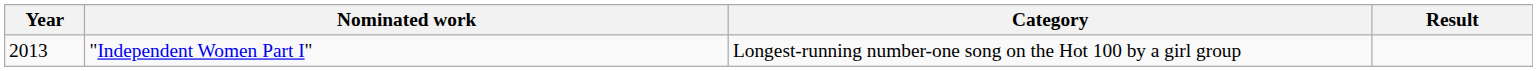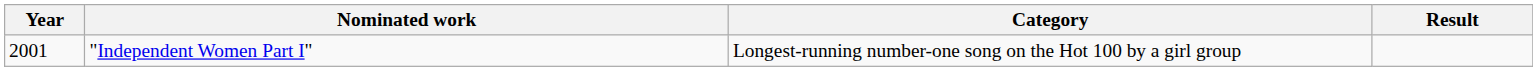(28, 50) 2013 -> (28, 50) 2001
